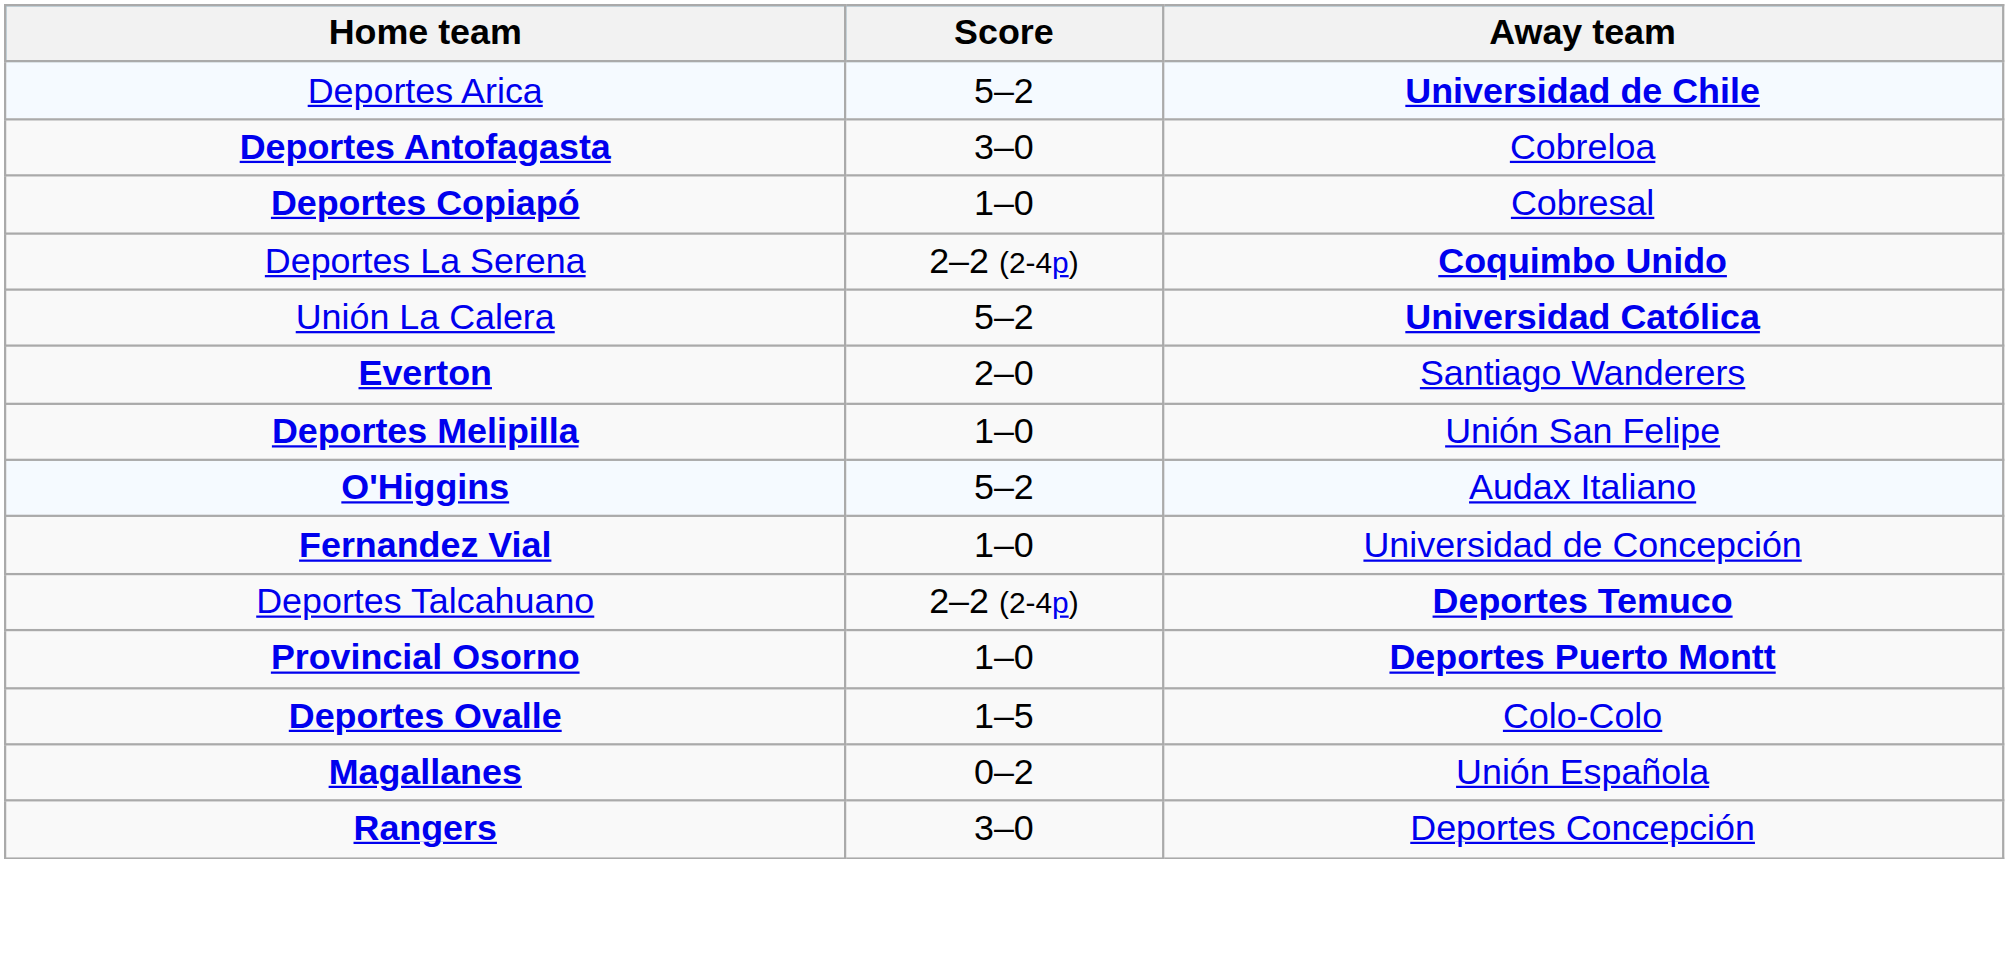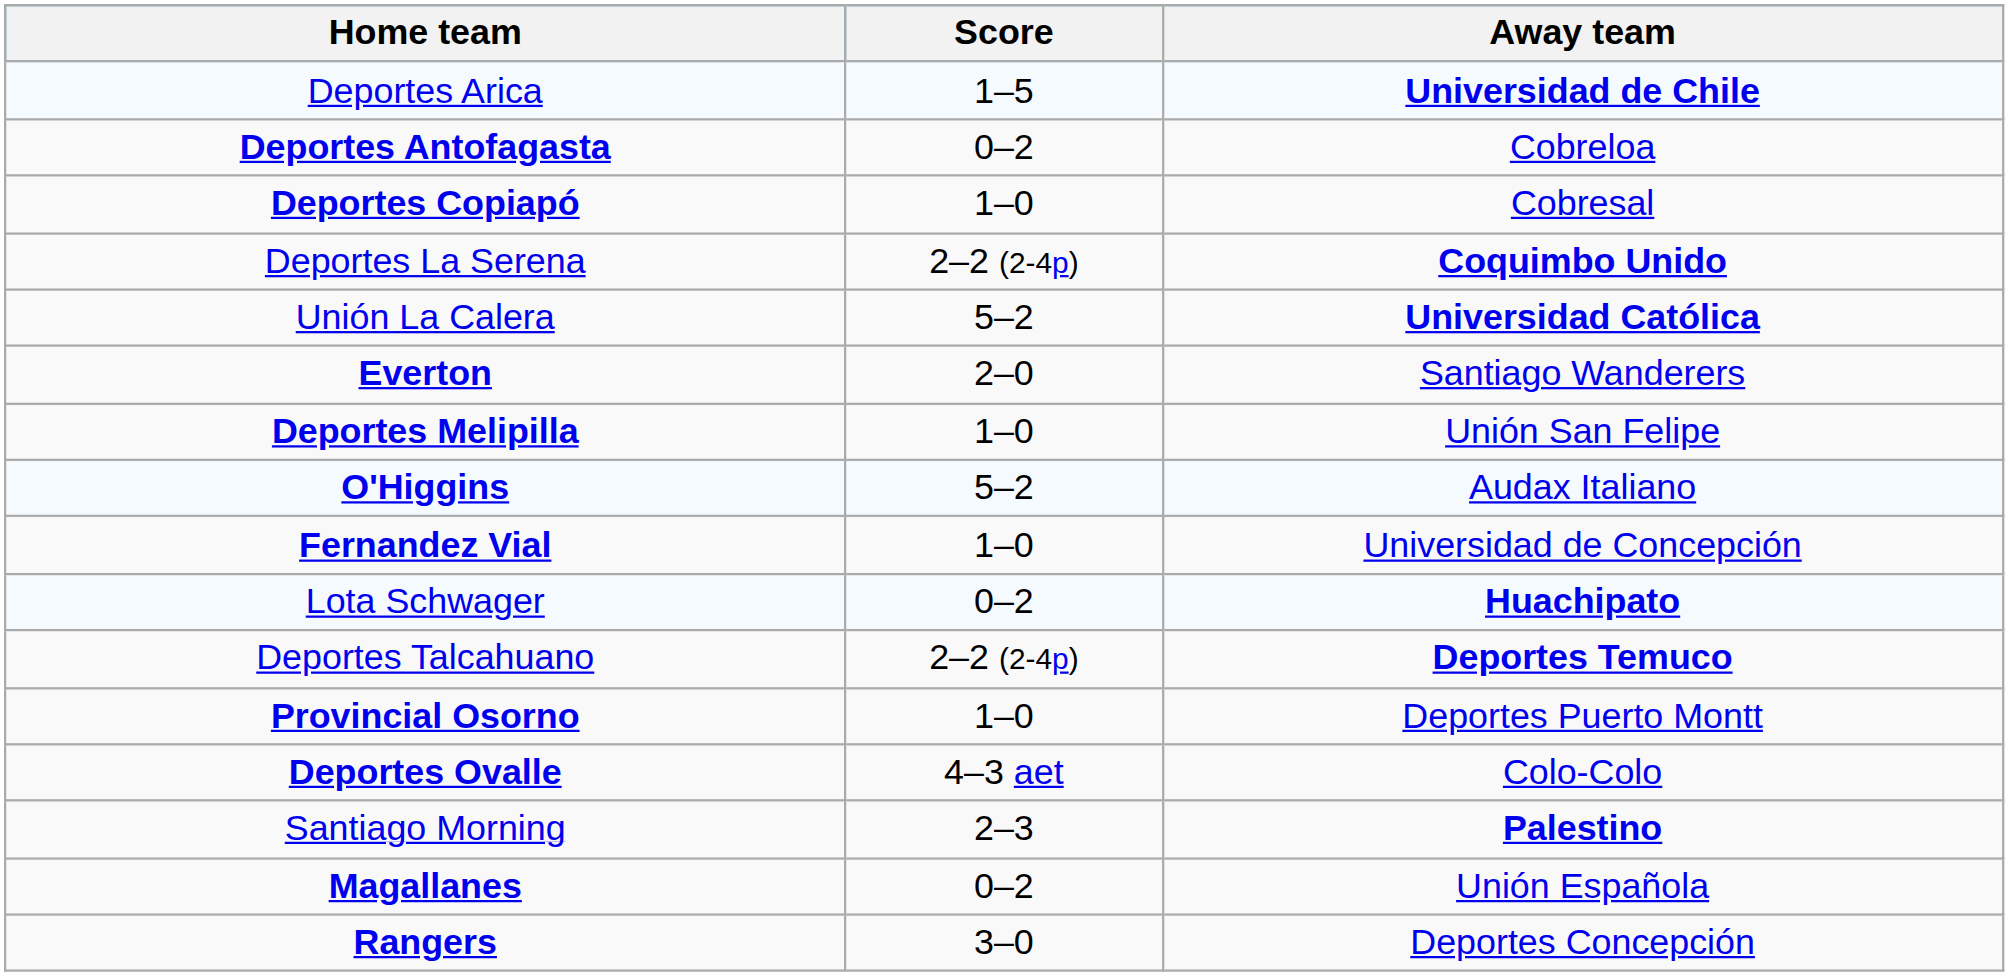(1004, 89) 5–2 -> (1004, 89) 1–5
(1004, 146) 3–0 -> (1004, 146) 0–2
+ row: (425, 601)
(1583, 658) bold -> (1583, 715) normal
(1004, 714) 1–5 -> (1004, 771) 4–3 aet
+ row: (425, 828)
